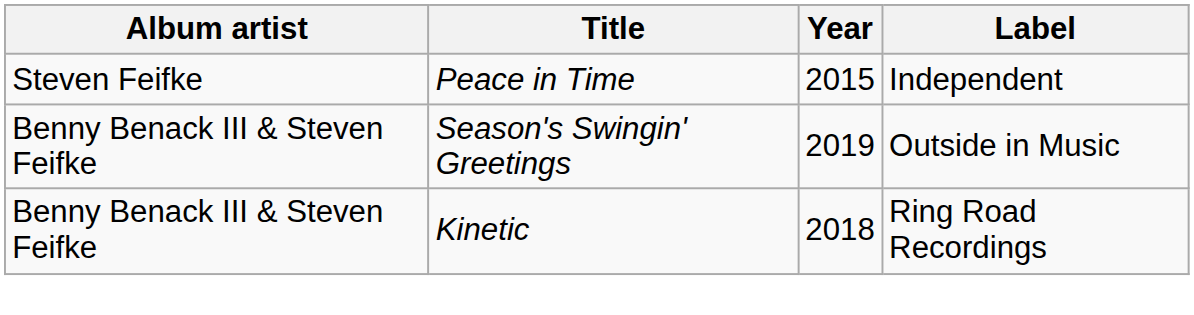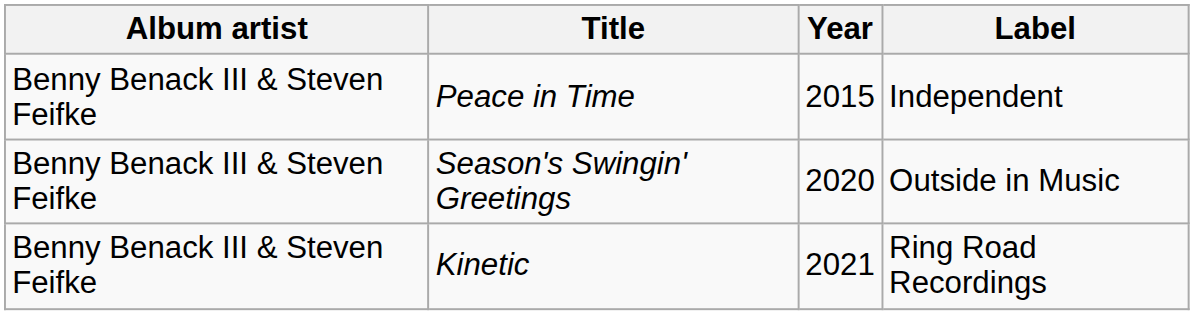(108, 78) Steven Feifke -> (198, 96) Benny Benack III & Steven Feifke
(840, 145) 2019 -> (840, 180) 2020
(840, 230) 2018 -> (840, 265) 2021
